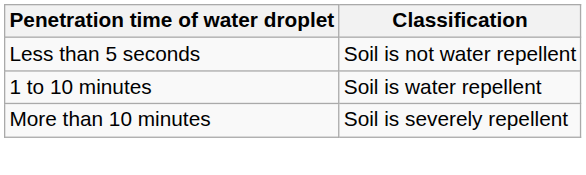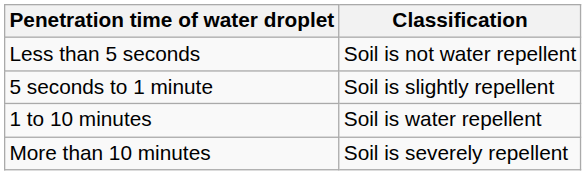+ row: (111, 86)
